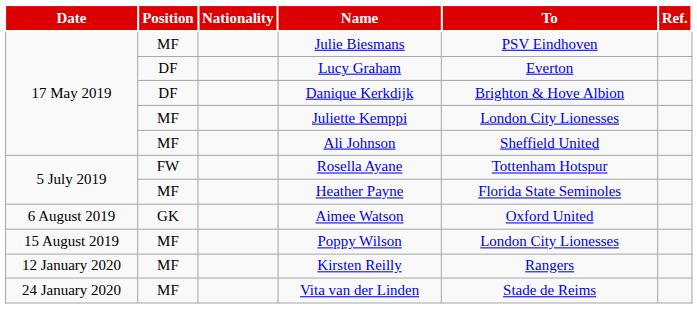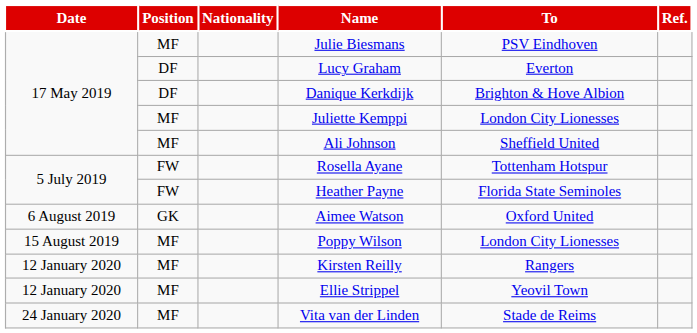(168, 192) MF -> (168, 192) FW
+ row: (360, 291)
